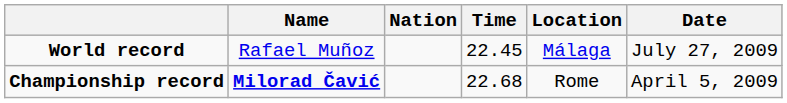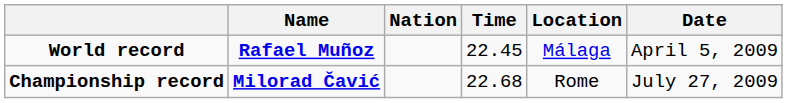(307, 51) normal -> (307, 51) bold
(705, 51) July 27, 2009 -> (705, 51) April 5, 2009
(705, 82) April 5, 2009 -> (705, 82) July 27, 2009
